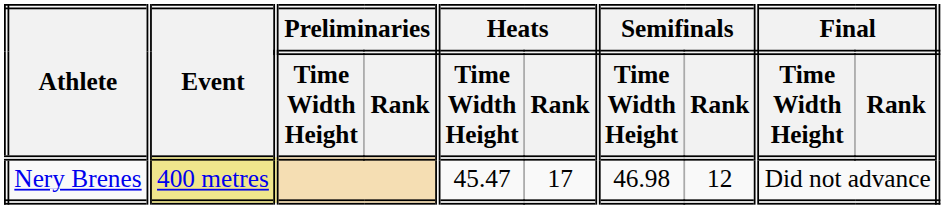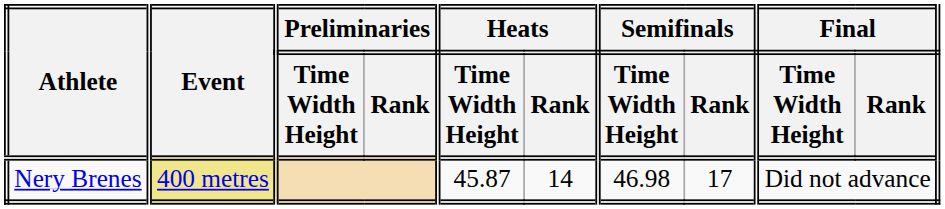(482, 179) 45.47 -> (482, 179) 45.87
(560, 179) 17 -> (560, 179) 14
(720, 179) 12 -> (720, 179) 17
